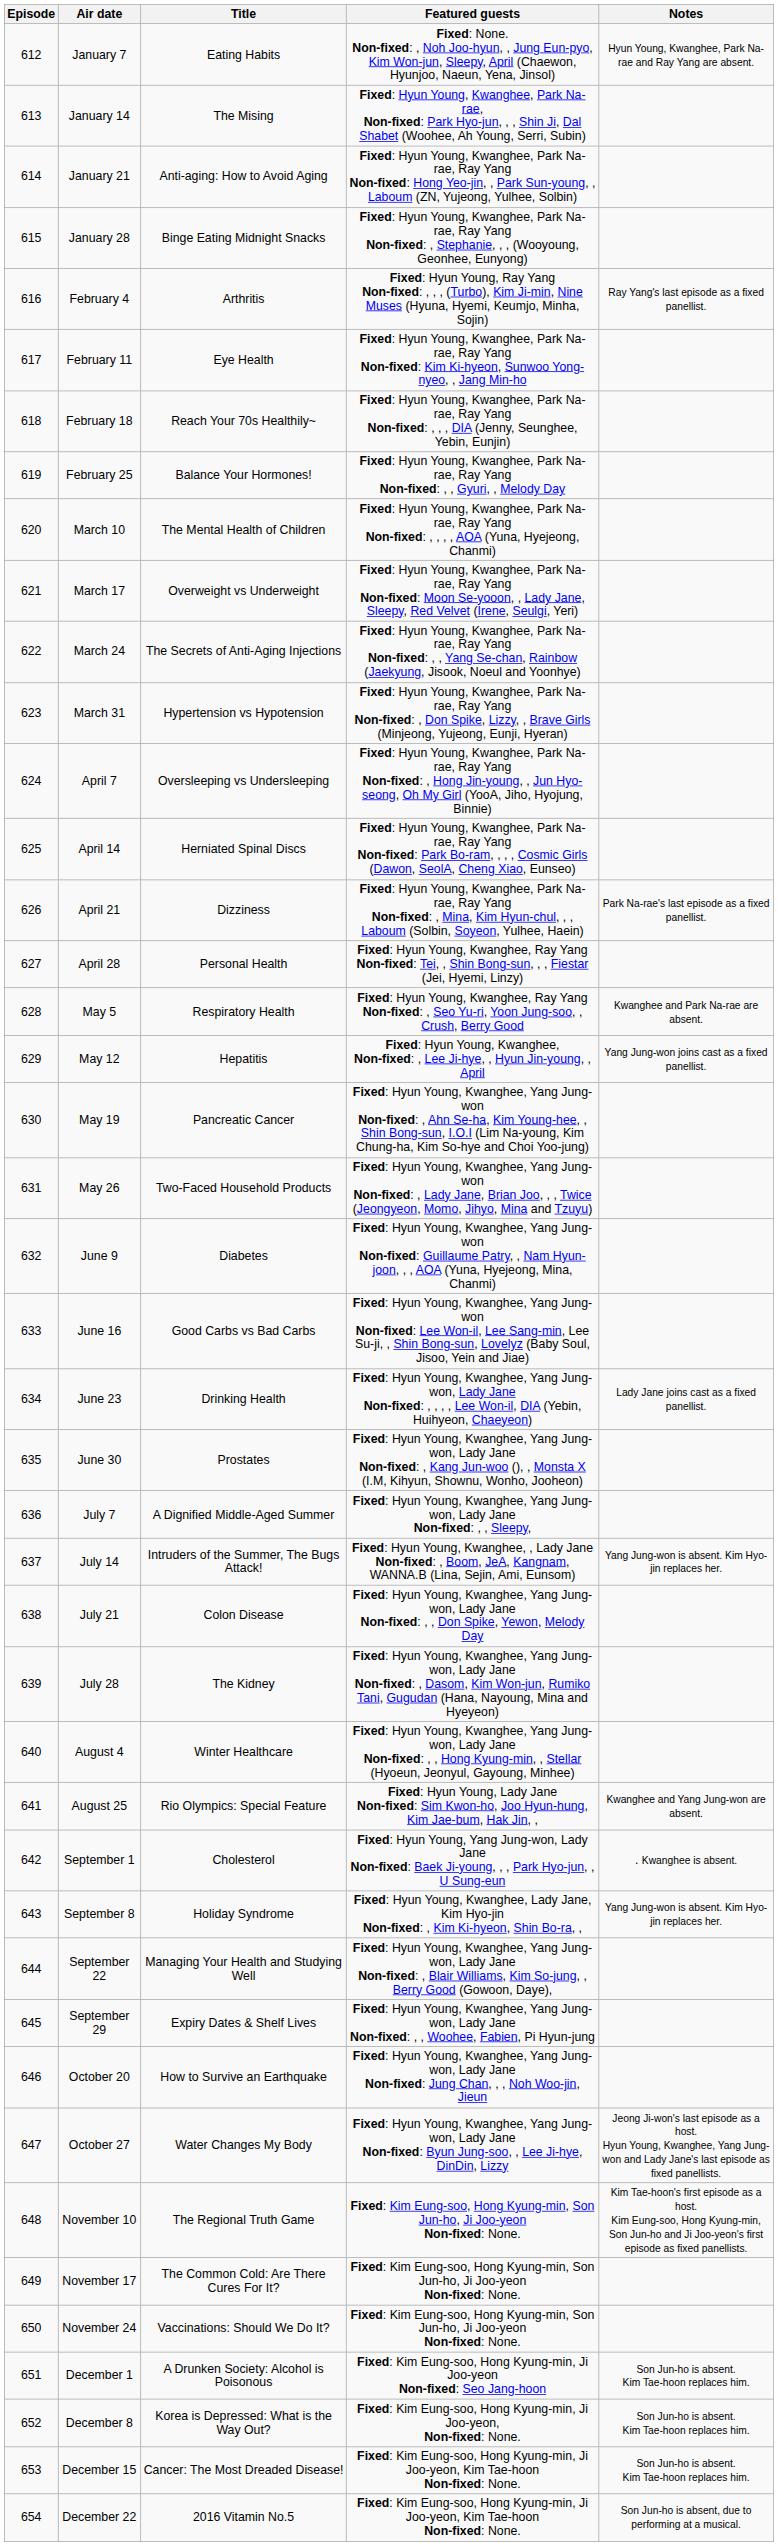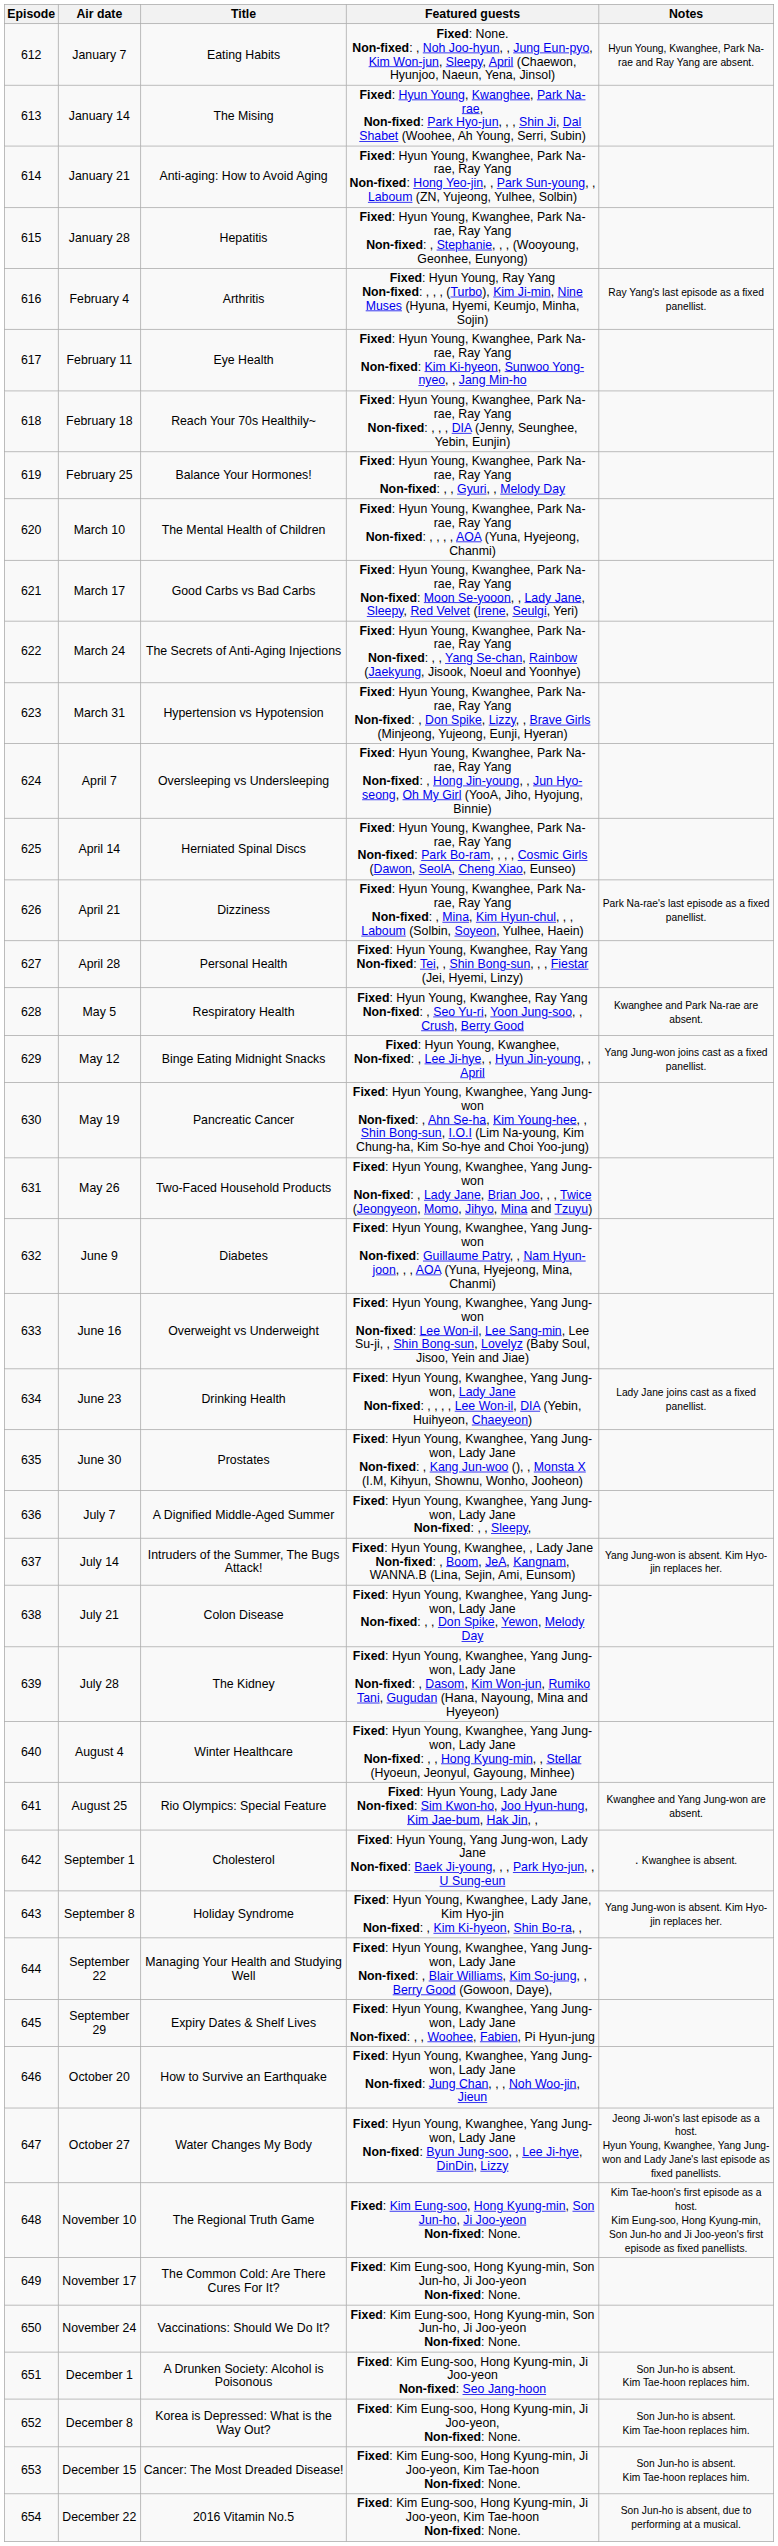(244, 237) Binge Eating Midnight Snacks -> (244, 237) Hepatitis
(244, 590) Overweight vs Underweight -> (244, 590) Good Carbs vs Bad Carbs
(244, 1058) Hepatitis -> (244, 1058) Binge Eating Midnight Snacks
(244, 1331) Good Carbs vs Bad Carbs -> (244, 1331) Overweight vs Underweight
